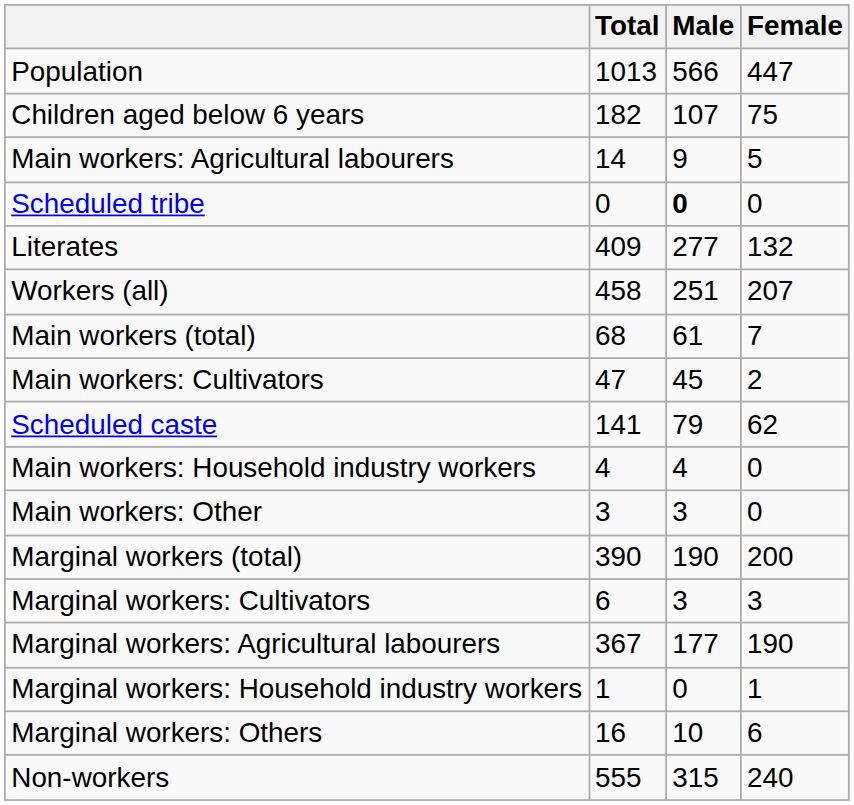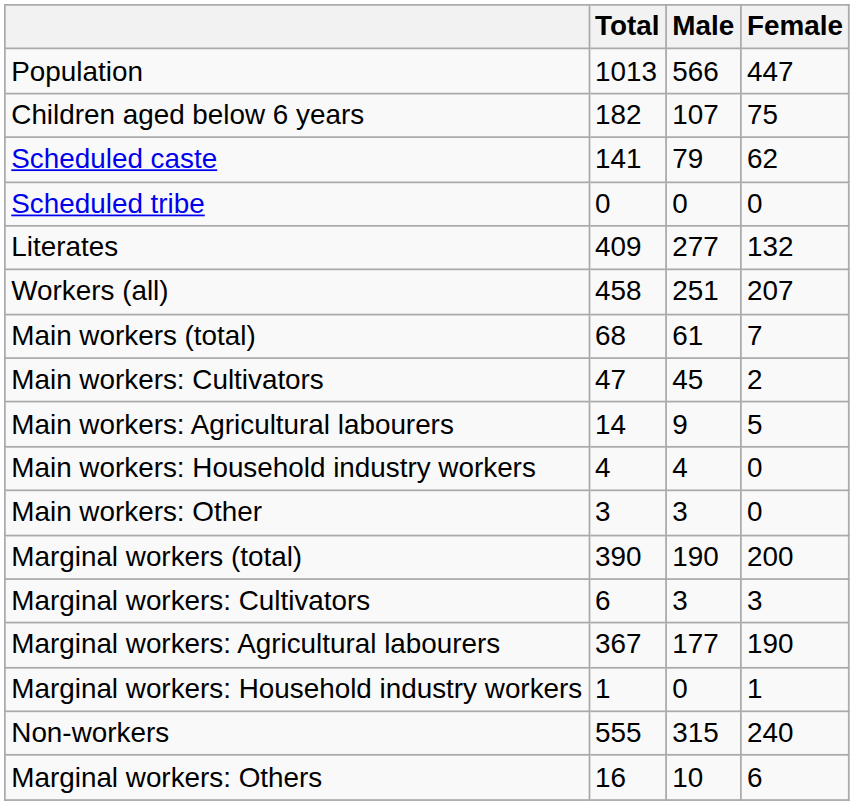rows swapped: (114, 423) <-> (233, 159)
(680, 203) bold -> (680, 203) normal
rows swapped: (167, 733) <-> (90, 777)
